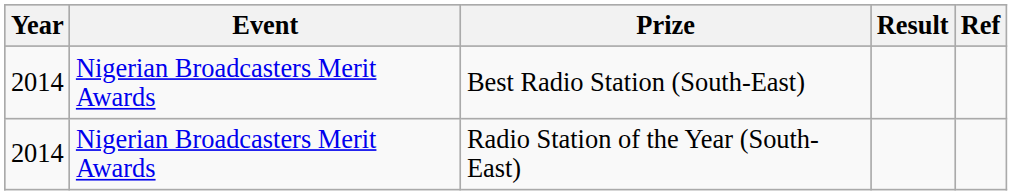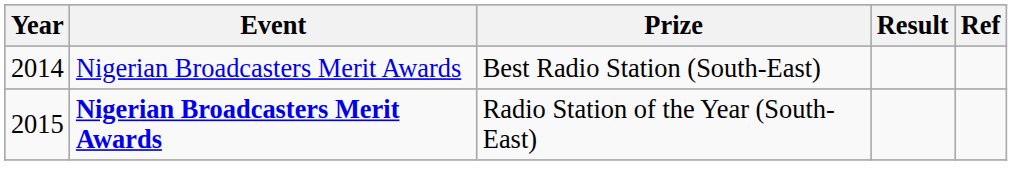(37, 153) 2014 -> (37, 124) 2015
(226, 153) normal -> (238, 124) bold
